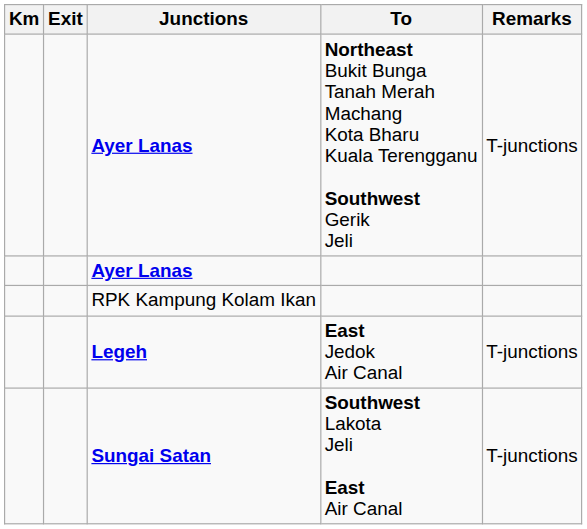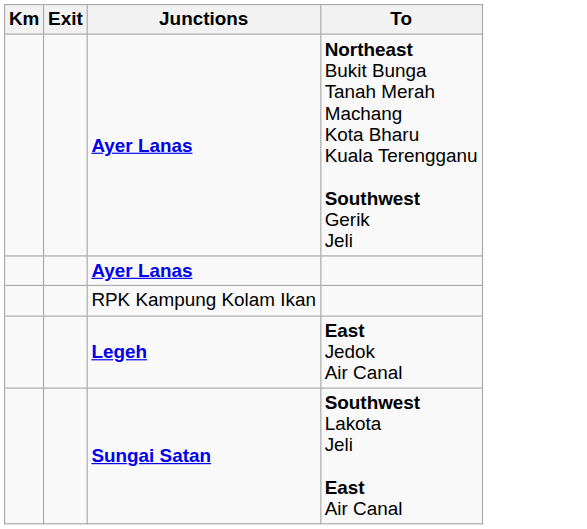- column: (532, 19)
